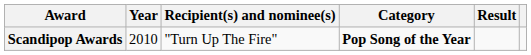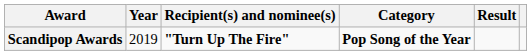(143, 38) 2010 -> (143, 38) 2019
(221, 38) normal -> (227, 38) bold
